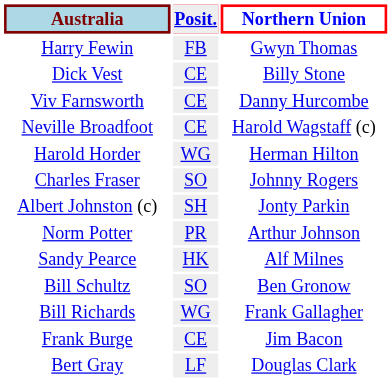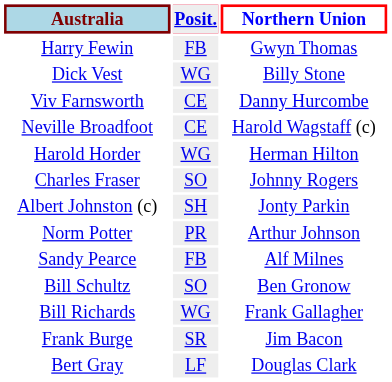(196, 74) CE -> (196, 74) WG
(196, 259) HK -> (196, 259) FB
(196, 338) CE -> (196, 338) SR
